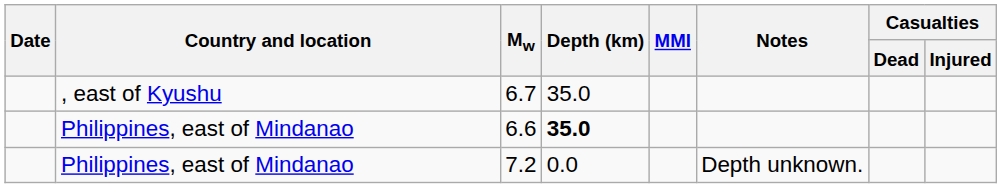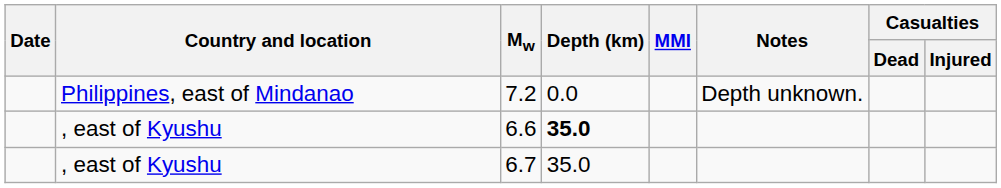rows swapped: (521, 93) <-> (521, 164)
(207, 128) Philippines, east of Mindanao -> (141, 128) , east of Kyushu
